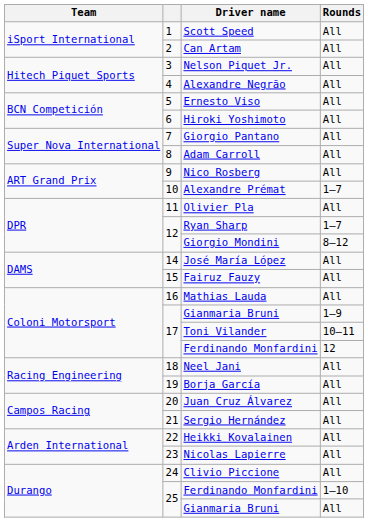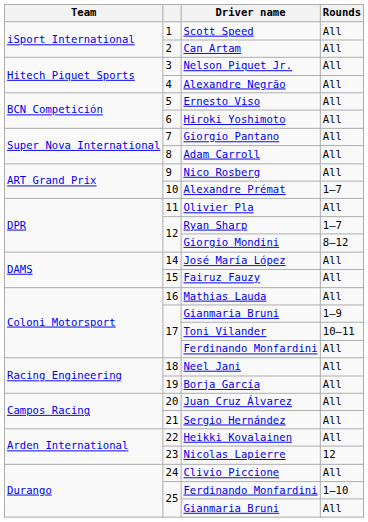(329, 349) 12 -> (332, 349) All
(332, 455) All -> (329, 455) 12
